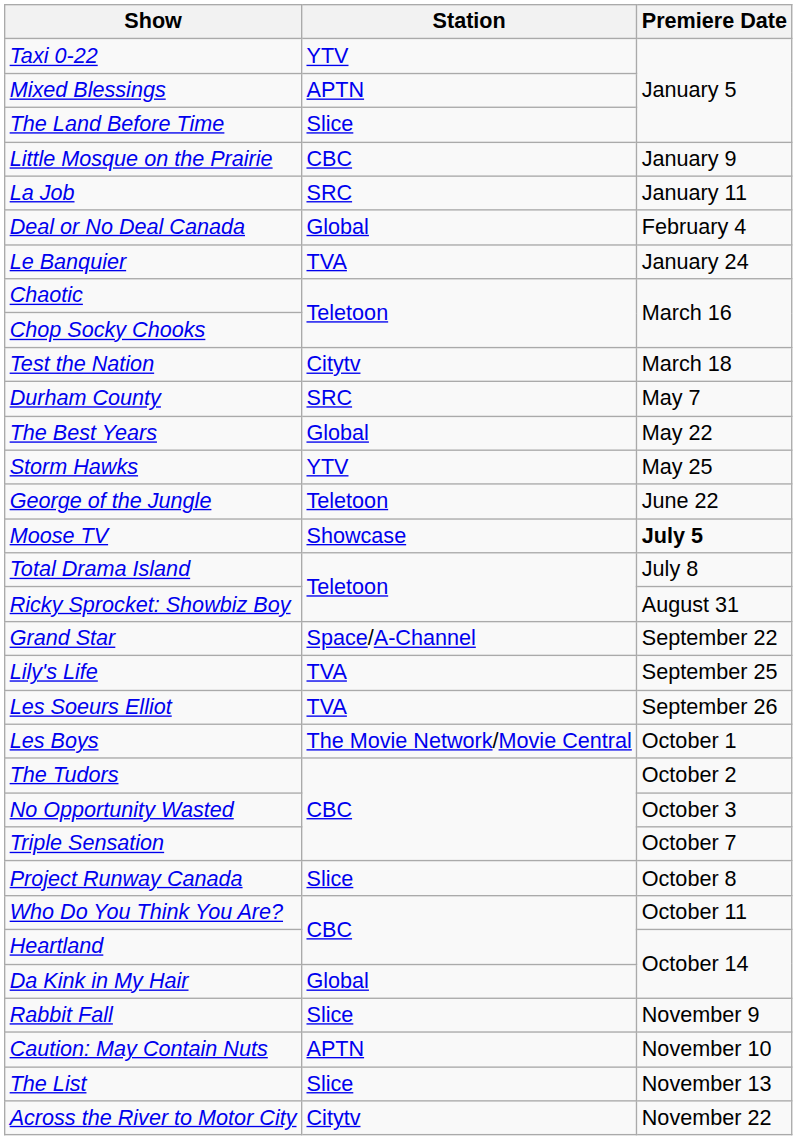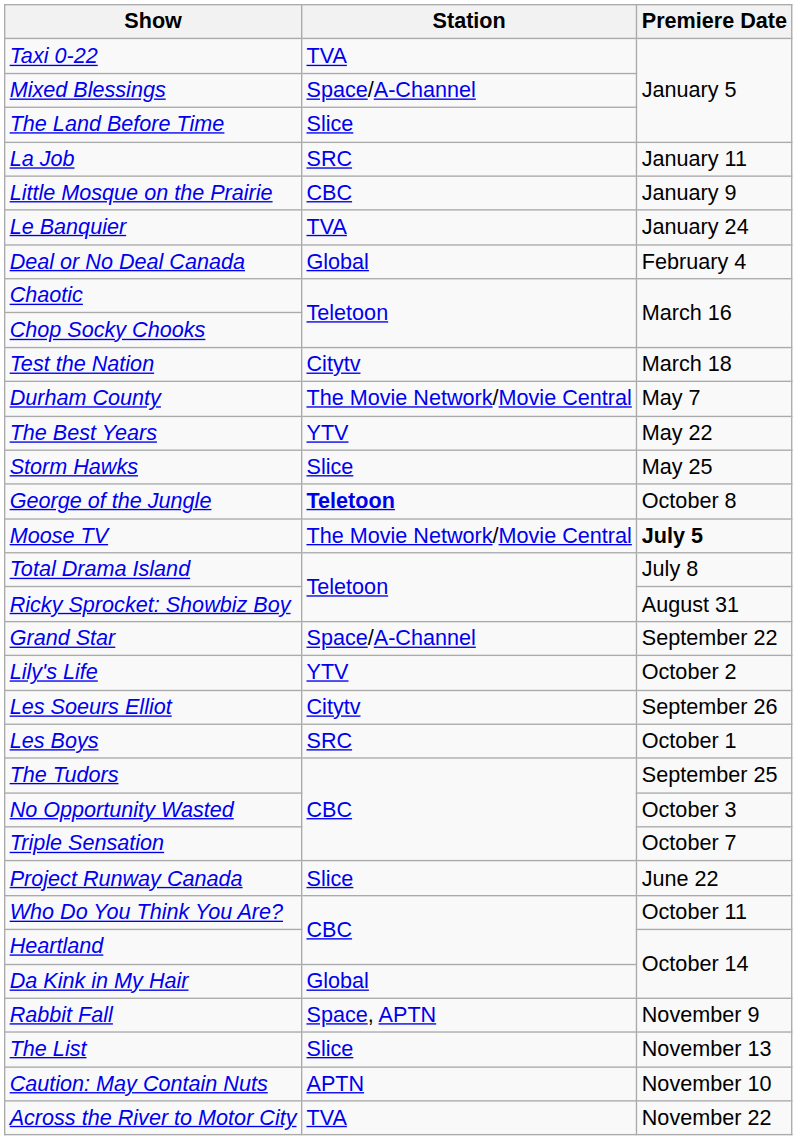(327, 55) YTV -> (327, 55) TVA
(335, 90) APTN -> (391, 90) Space/A-Channel
rows swapped: (141, 158) <-> (42, 192)
rows swapped: (68, 261) <-> (127, 227)
(329, 398) SRC -> (469, 398) The Movie Network/Movie Central
(338, 432) Global -> (327, 432) YTV
(327, 466) YTV -> (330, 466) Slice
(347, 501) normal -> (351, 501) bold
(680, 501) June 22 -> (689, 501) October 8
(356, 535) Showcase -> (469, 535) The Movie Network/Movie Central
(327, 672) TVA -> (327, 672) YTV
(710, 672) September 25 -> (689, 672) October 2
(327, 706) TVA -> (333, 706) Citytv
(469, 741) The Movie Network/Movie Central -> (329, 741) SRC
(689, 775) October 2 -> (710, 775) September 25
(689, 878) October 8 -> (680, 878) June 22
(330, 1015) Slice -> (371, 1015) Space, APTN
rows swapped: (139, 1049) <-> (48, 1083)
(333, 1117) Citytv -> (327, 1117) TVA
